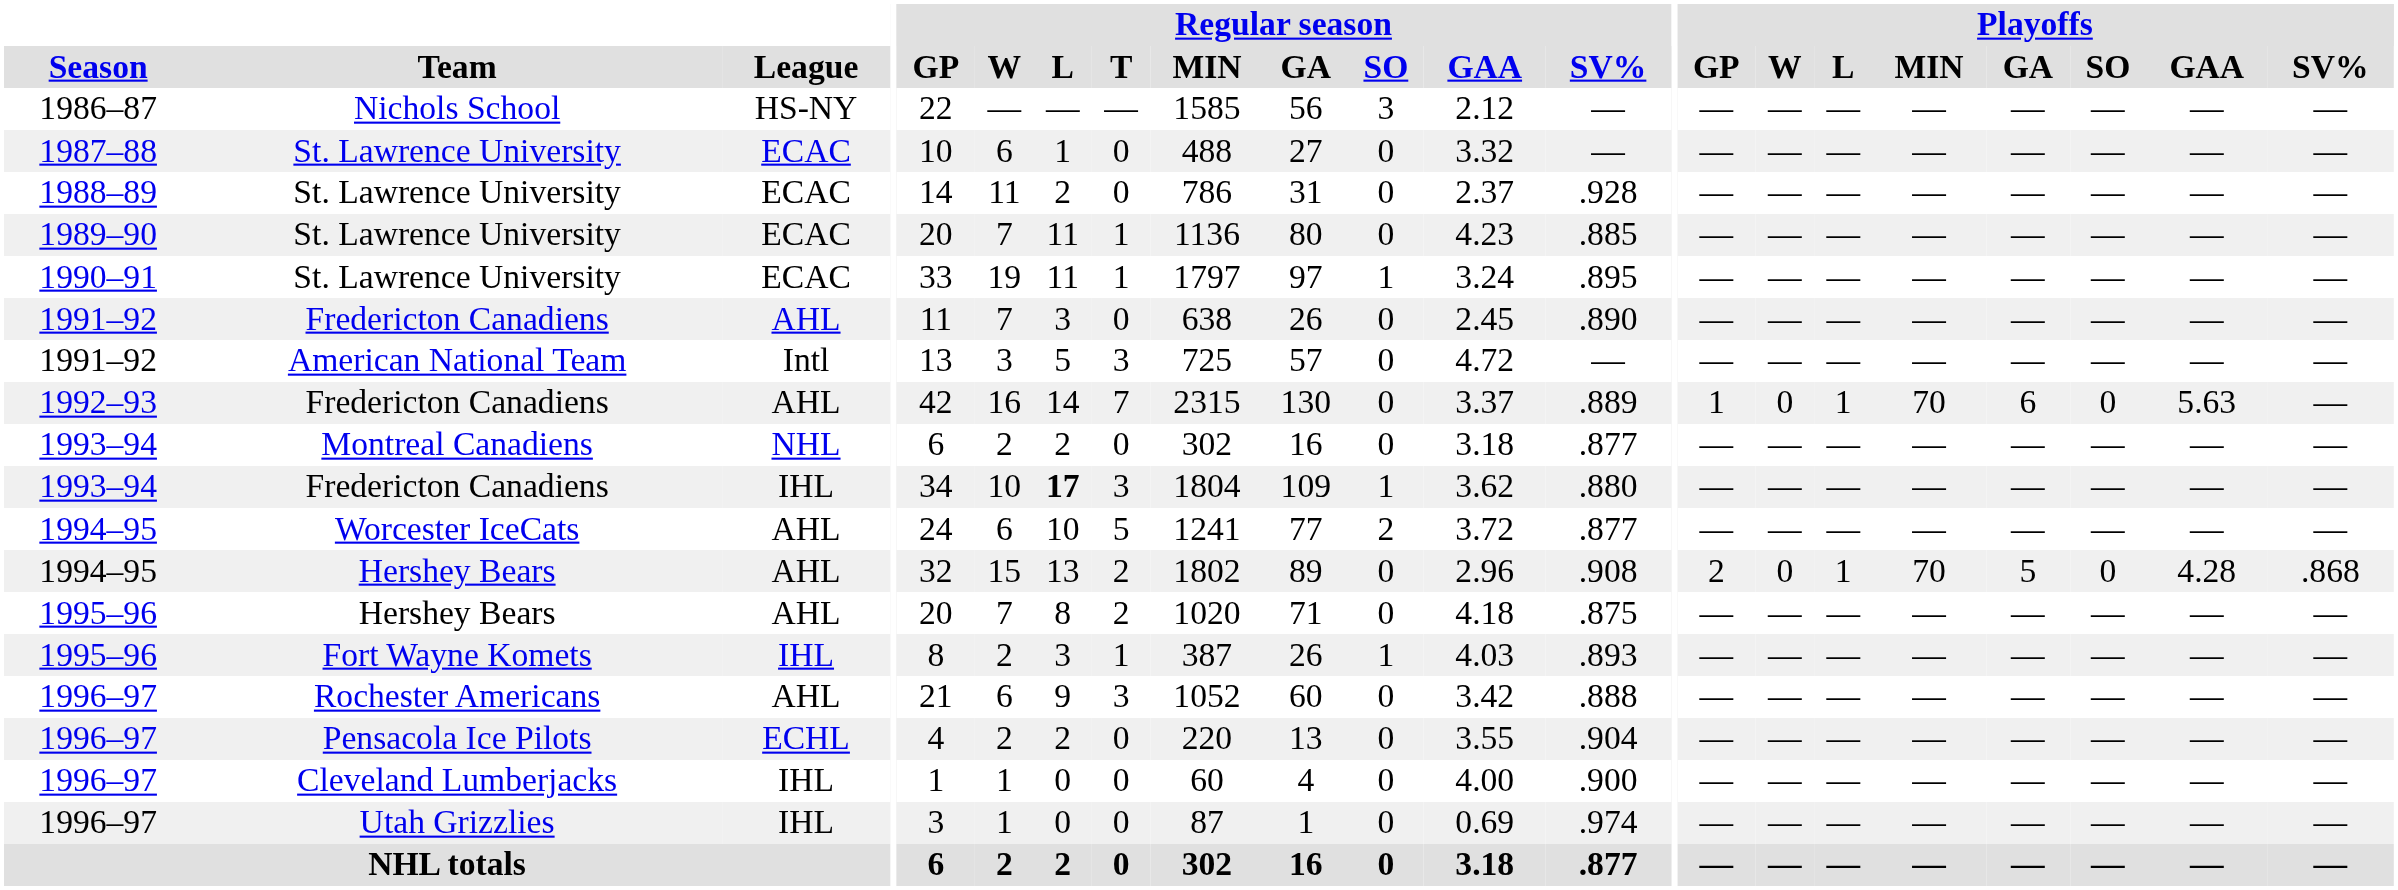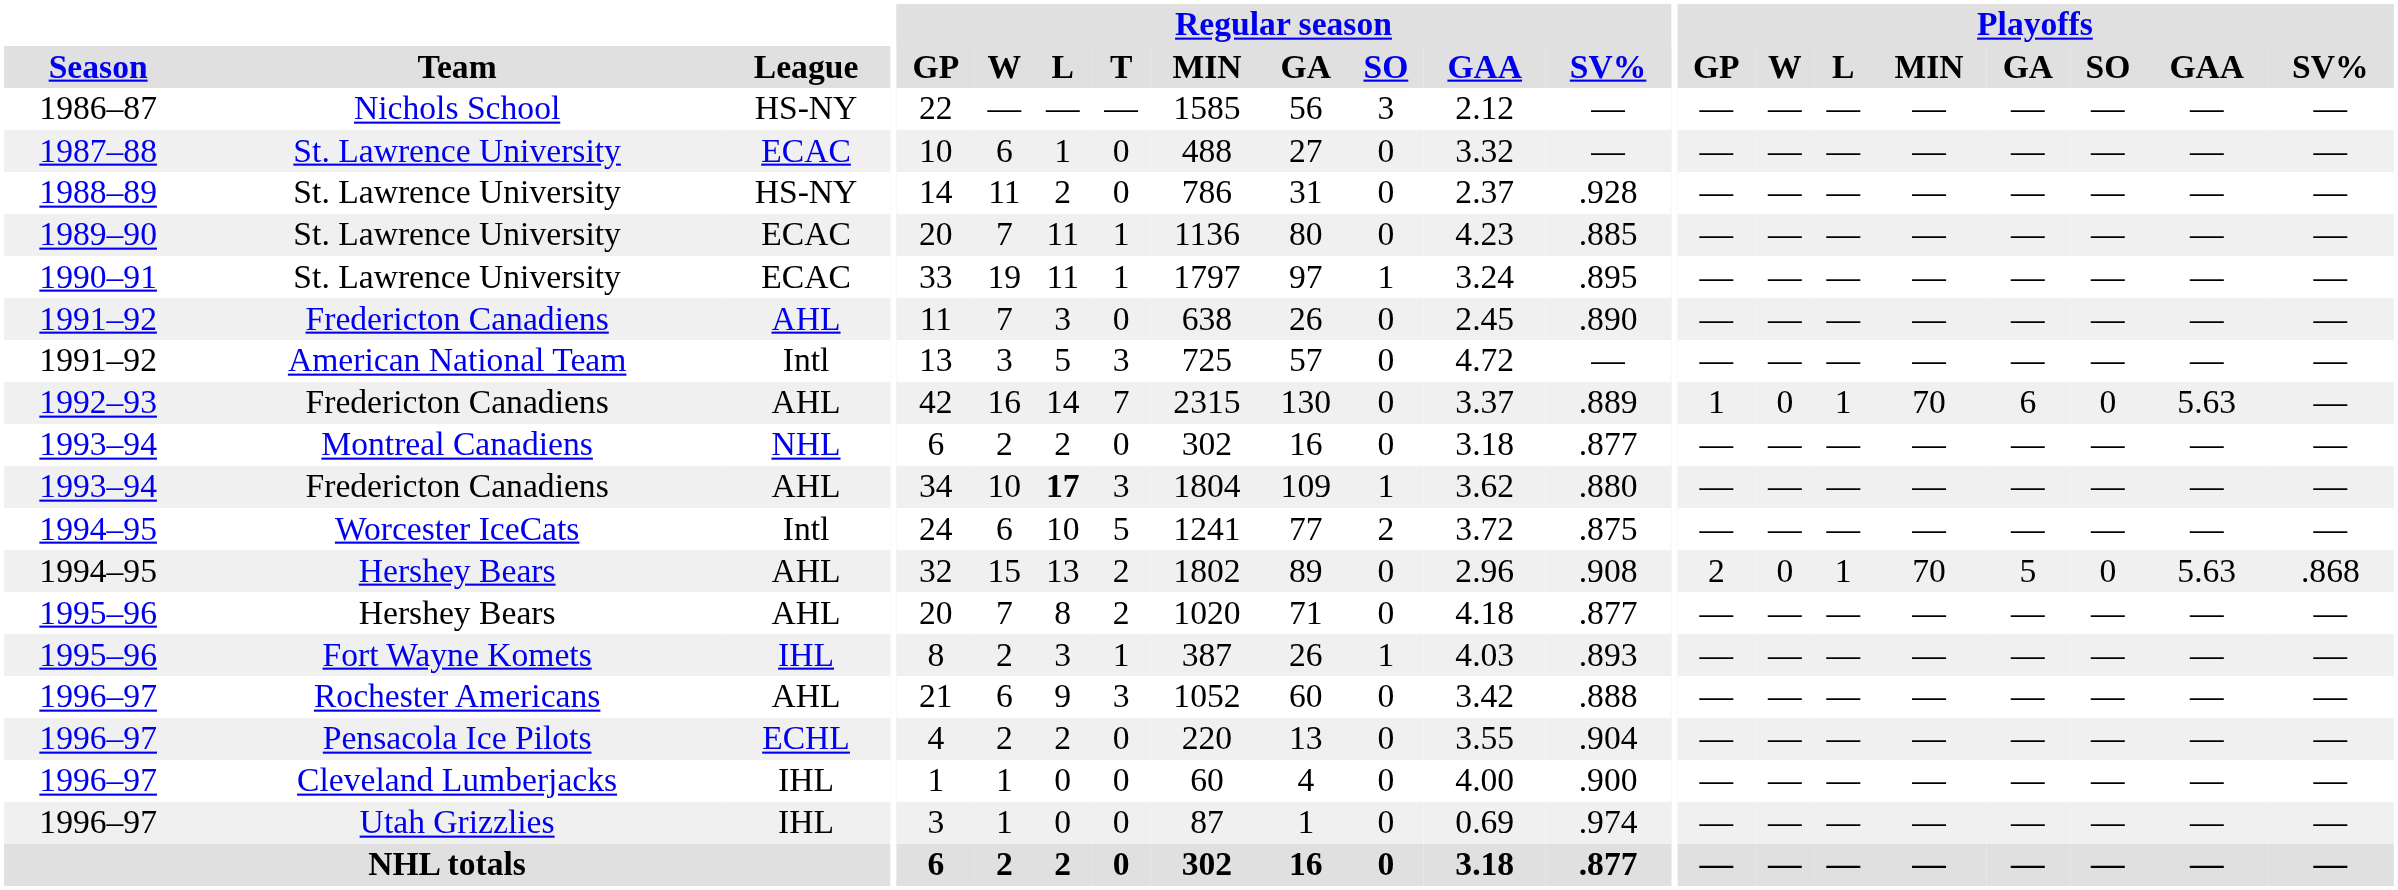(806, 192) ECAC -> (806, 192) HS-NY
(806, 486) IHL -> (806, 486) AHL
(806, 528) AHL -> (806, 528) Intl
(1608, 528) .877 -> (1608, 528) .875
(2207, 570) 4.28 -> (2207, 570) 5.63
(1608, 612) .875 -> (1608, 612) .877
